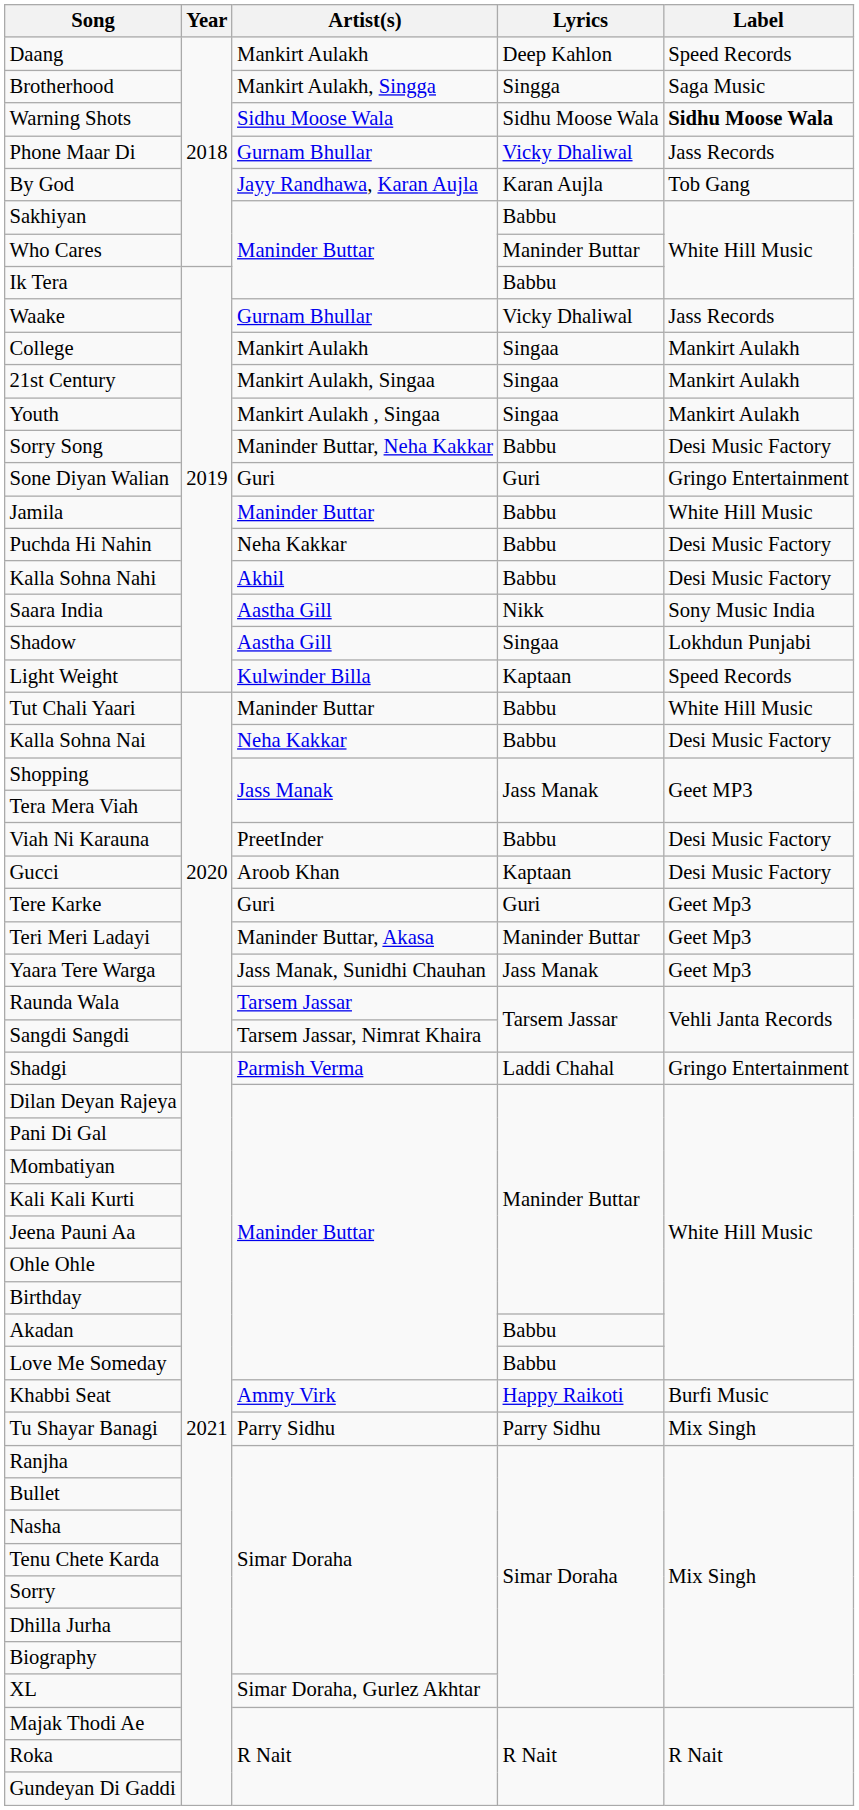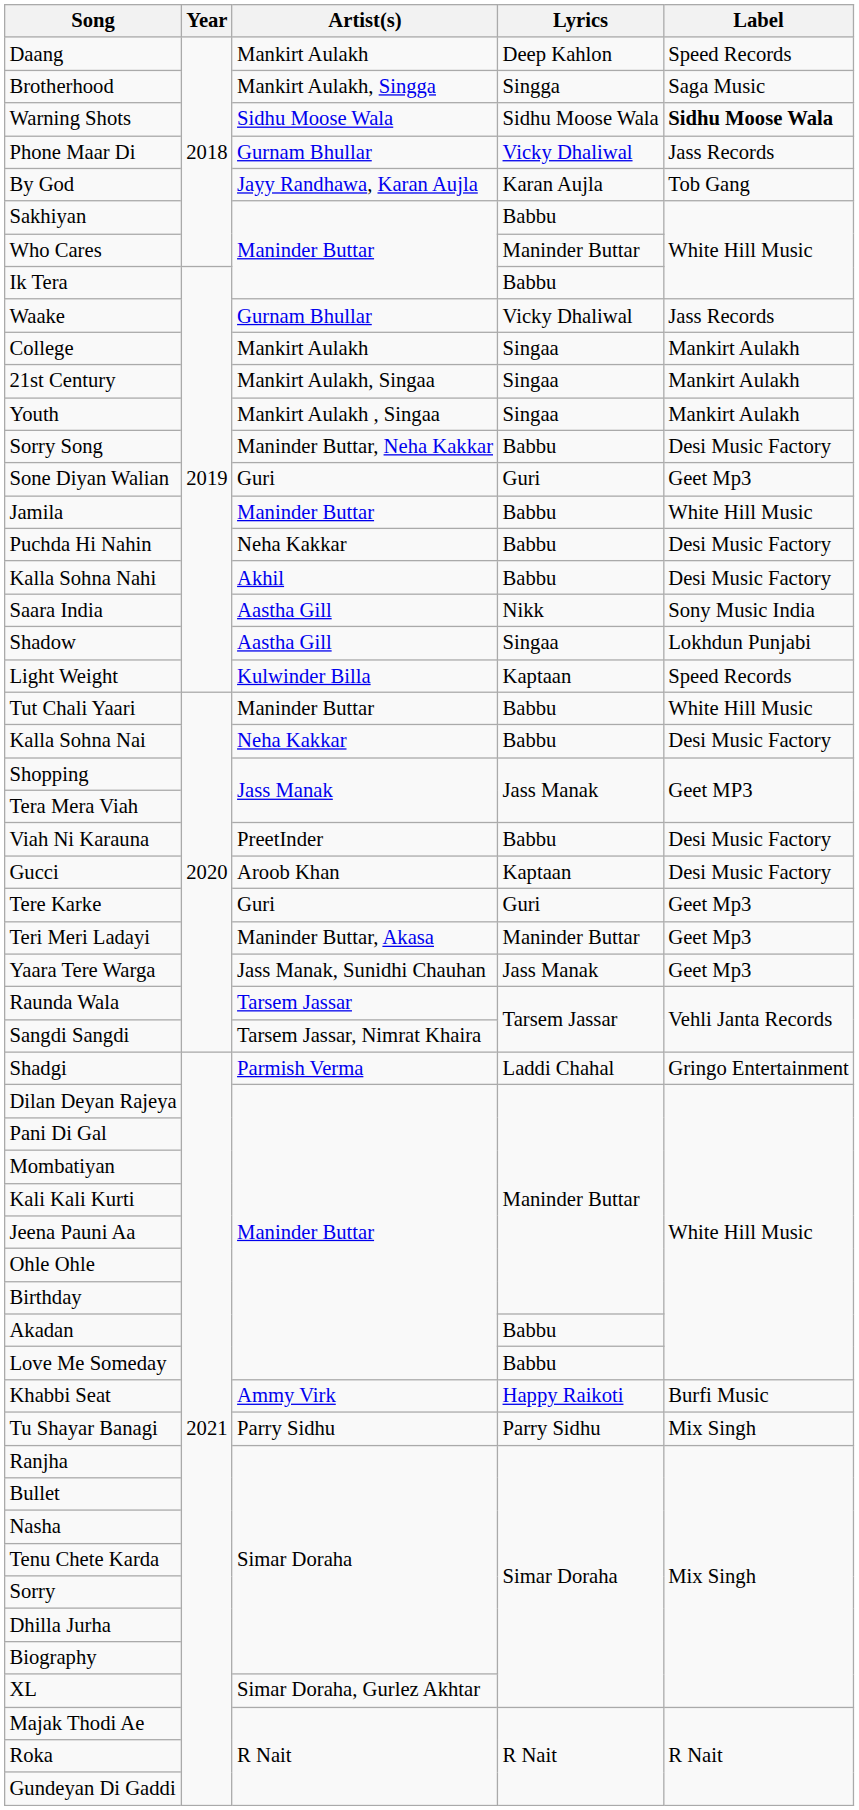(759, 479) Gringo Entertainment -> (710, 479) Geet Mp3
